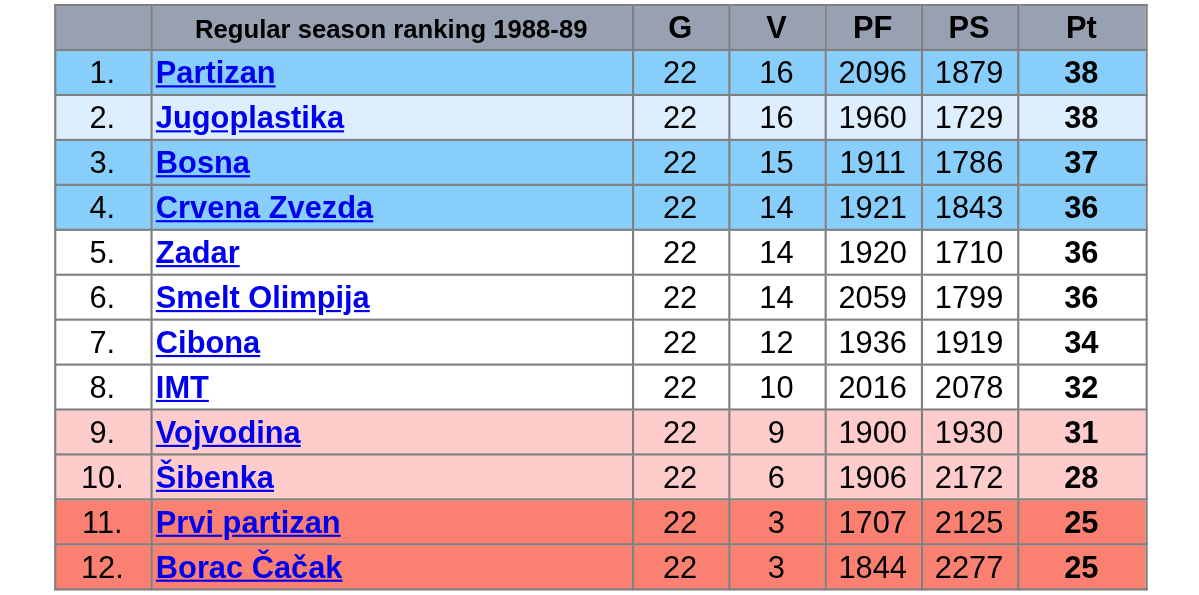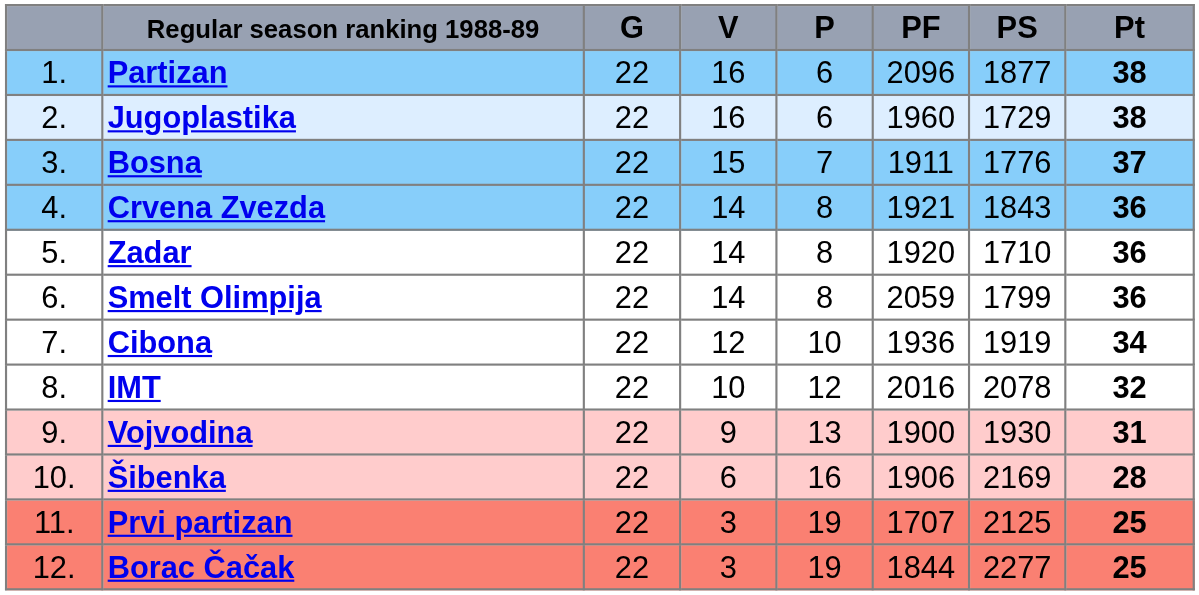+ column: (825, 28)
(969, 72) 1879 -> (1017, 72) 1877
(969, 162) 1786 -> (1017, 162) 1776
(969, 477) 2172 -> (1017, 477) 2169
